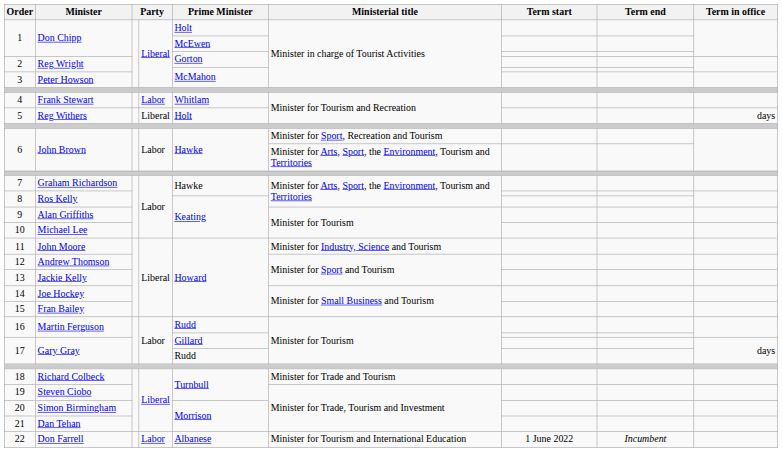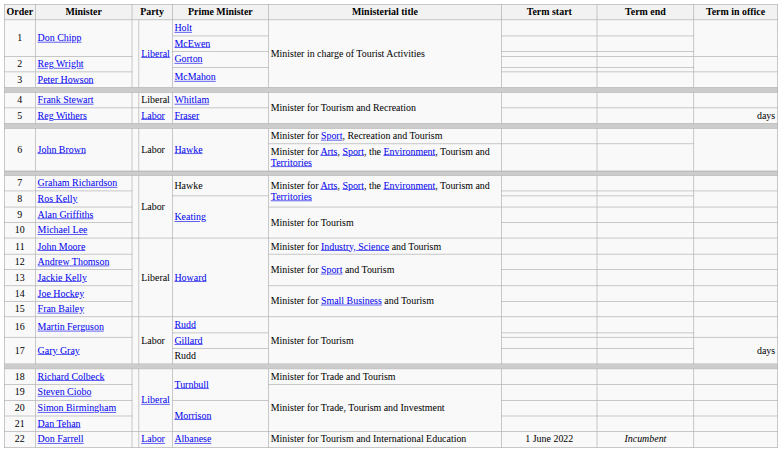(153, 100) Labor -> (156, 100) Liberal
(156, 115) Liberal -> (153, 115) Labor
(183, 115) Holt -> (187, 115) Fraser
